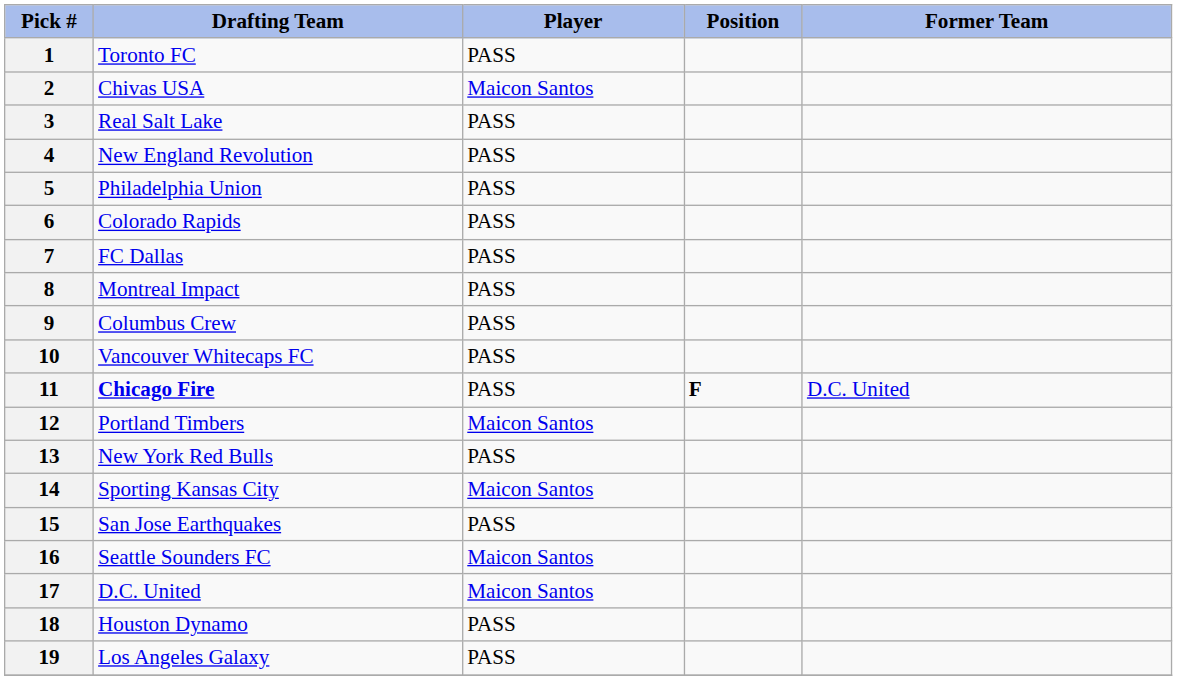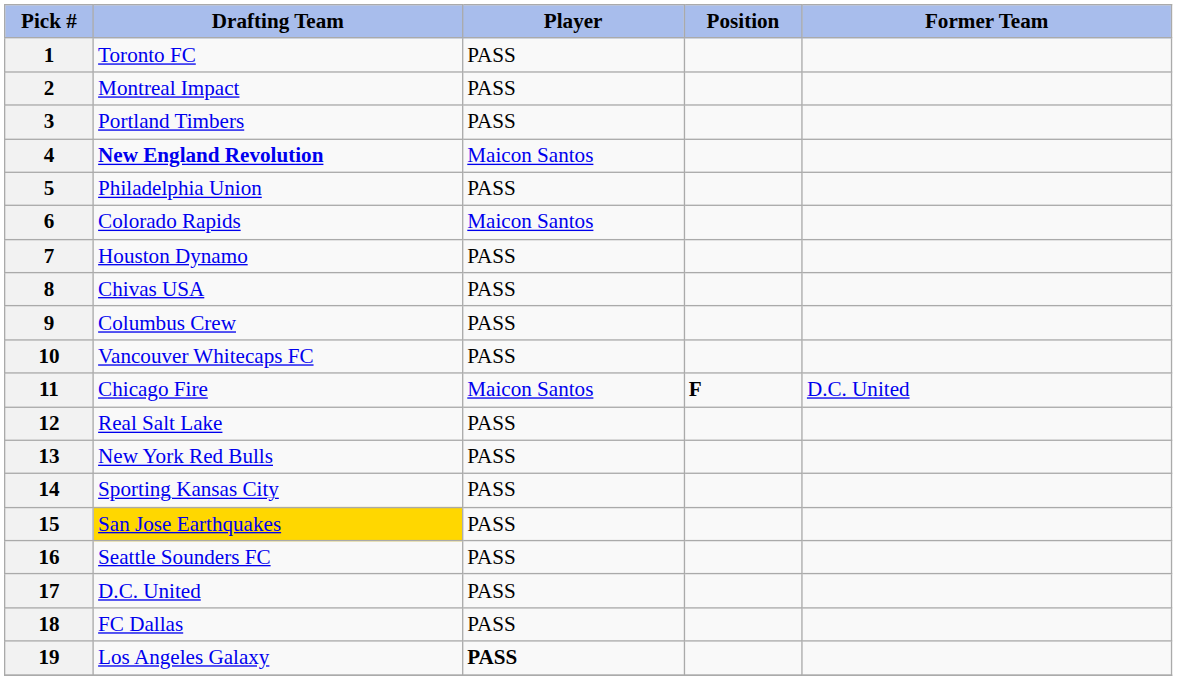(151, 88) Chivas USA -> (169, 88) Montreal Impact
(530, 88) Maicon Santos -> (492, 88) PASS
(160, 121) Real Salt Lake -> (171, 121) Portland Timbers
(205, 155) normal -> (211, 155) bold
(492, 155) PASS -> (530, 155) Maicon Santos
(492, 222) PASS -> (530, 222) Maicon Santos
(141, 255) FC Dallas -> (173, 255) Houston Dynamo
(169, 289) Montreal Impact -> (151, 289) Chivas USA
(156, 389) bold -> (153, 389) normal
(492, 389) PASS -> (530, 389) Maicon Santos
(171, 423) Portland Timbers -> (160, 423) Real Salt Lake
(530, 423) Maicon Santos -> (492, 423) PASS
(530, 490) Maicon Santos -> (492, 490) PASS
(190, 523) no background -> (190, 523) gold background
(530, 557) Maicon Santos -> (492, 557) PASS
(530, 590) Maicon Santos -> (492, 590) PASS
(173, 624) Houston Dynamo -> (141, 624) FC Dallas
(492, 657) normal -> (492, 657) bold
